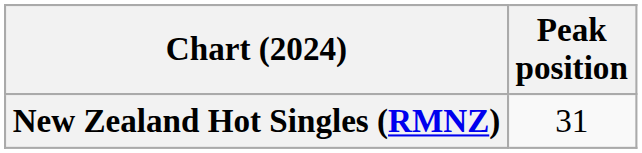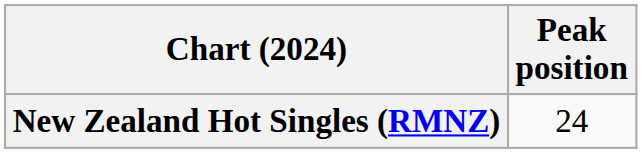(572, 120) 31 -> (572, 120) 24
